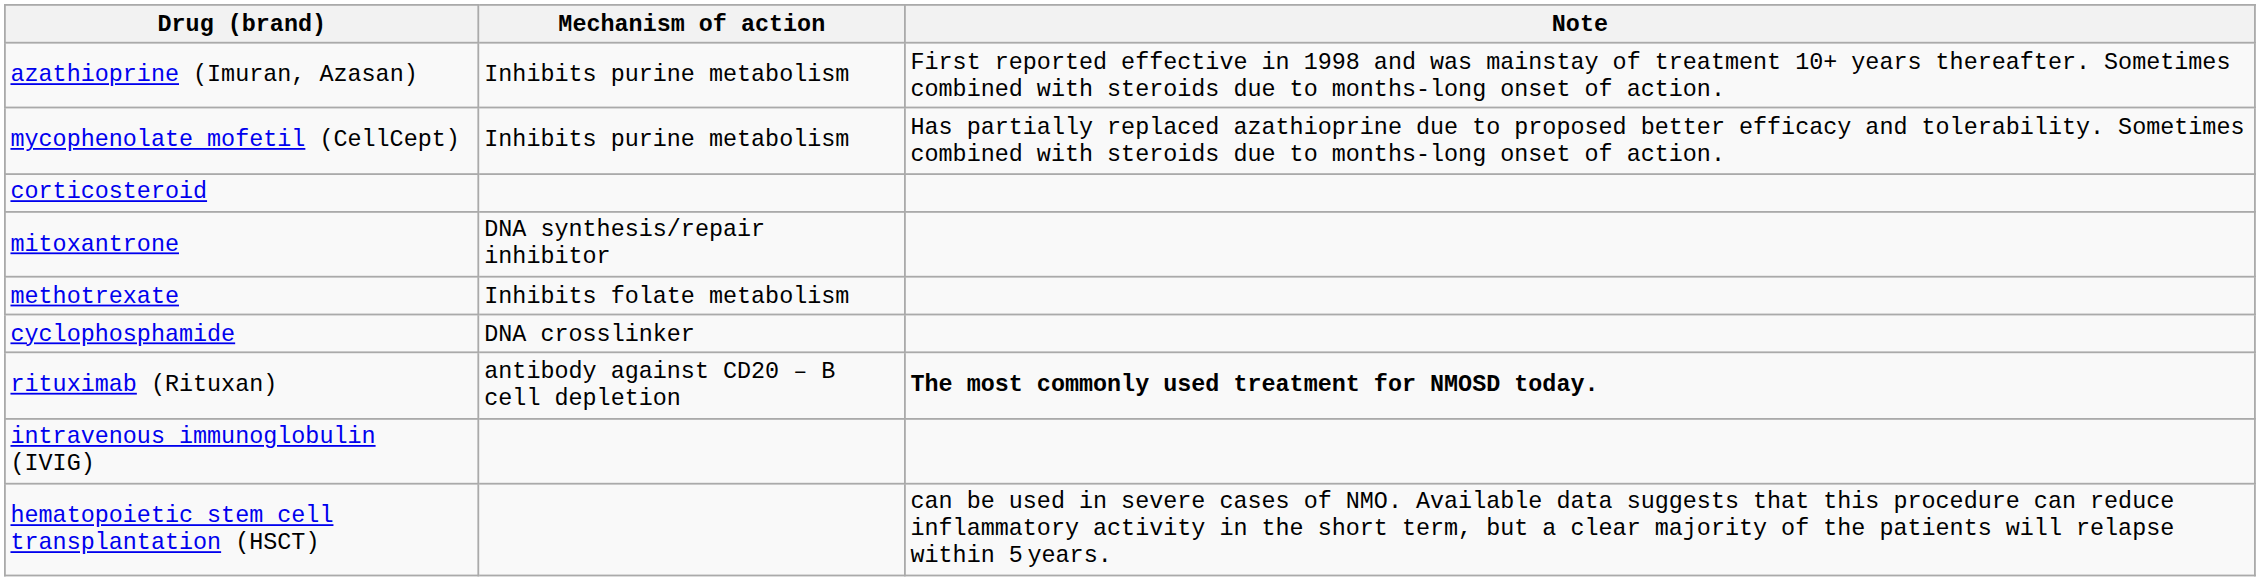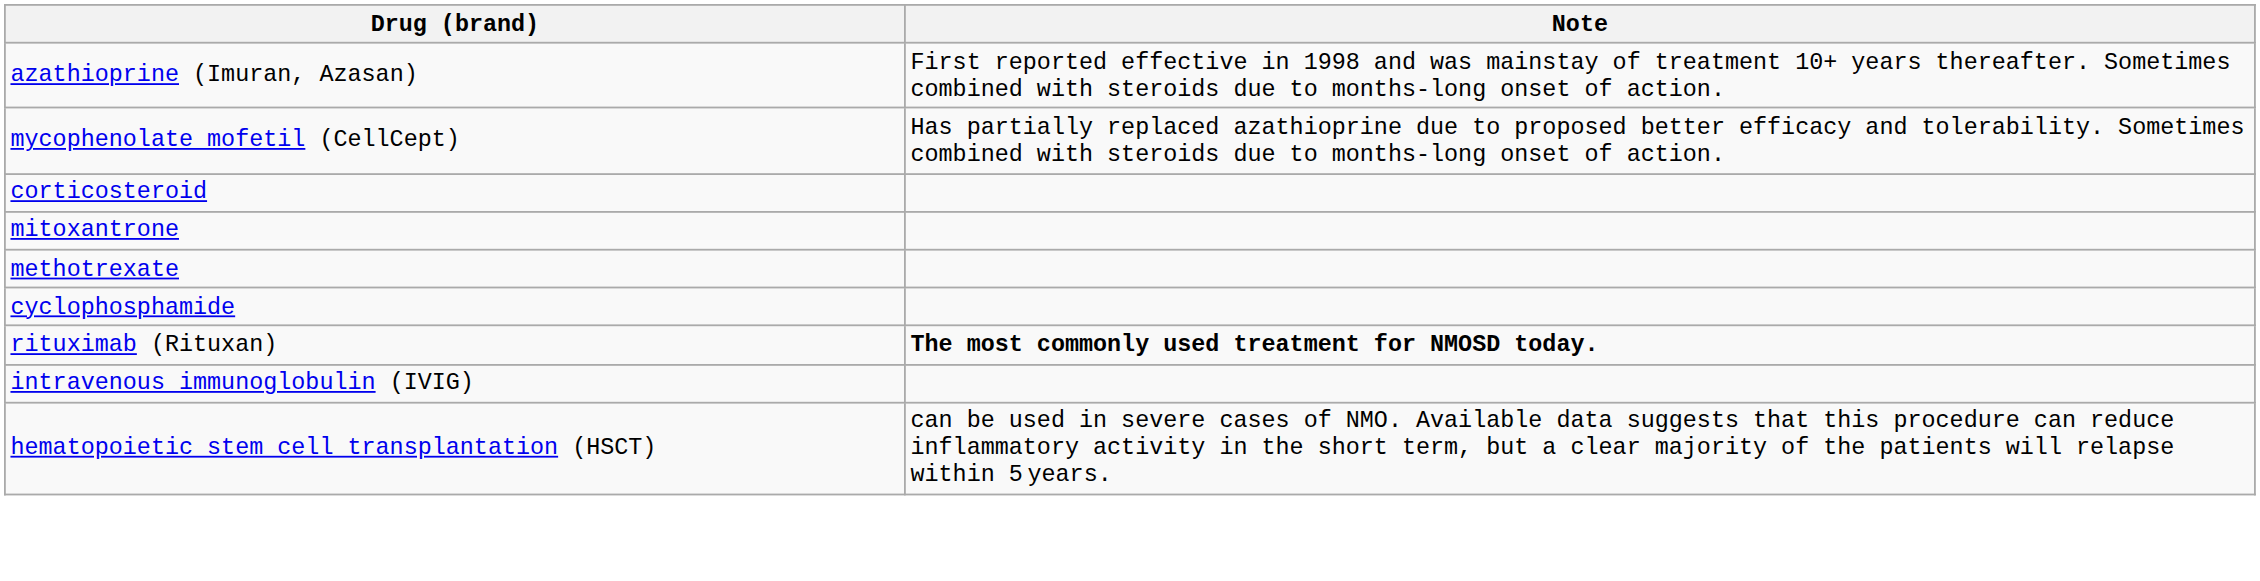- column: (692, 24)
